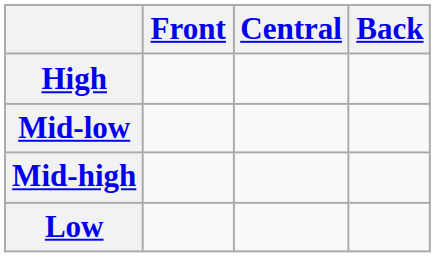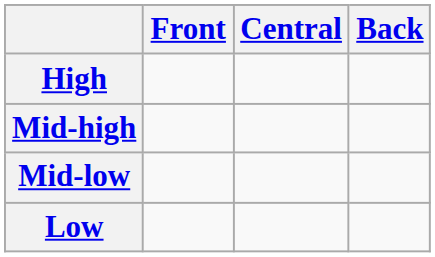rows swapped: (74, 176) <-> (74, 127)
